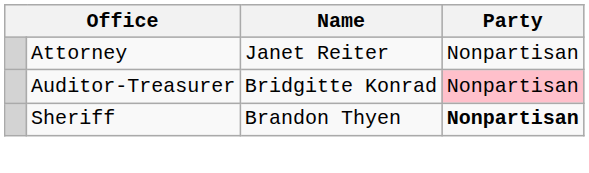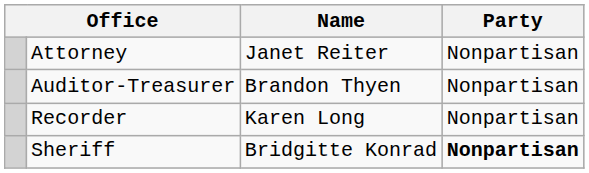(341, 86) Bridgitte Konrad -> (323, 86) Brandon Thyen
(513, 86) pink background -> (513, 86) no background
+ row: (79, 119)
(323, 119) Brandon Thyen -> (341, 152) Bridgitte Konrad
